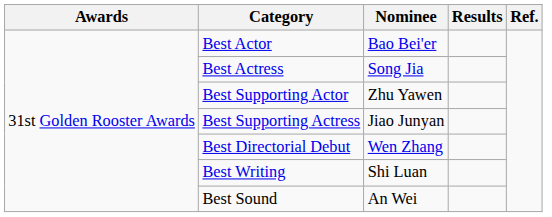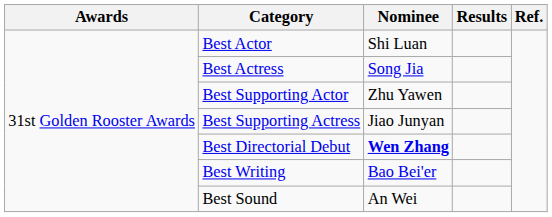(402, 43) Bao Bei'er -> (397, 43) Shi Luan
(405, 146) normal -> (408, 146) bold
(397, 172) Shi Luan -> (402, 172) Bao Bei'er
